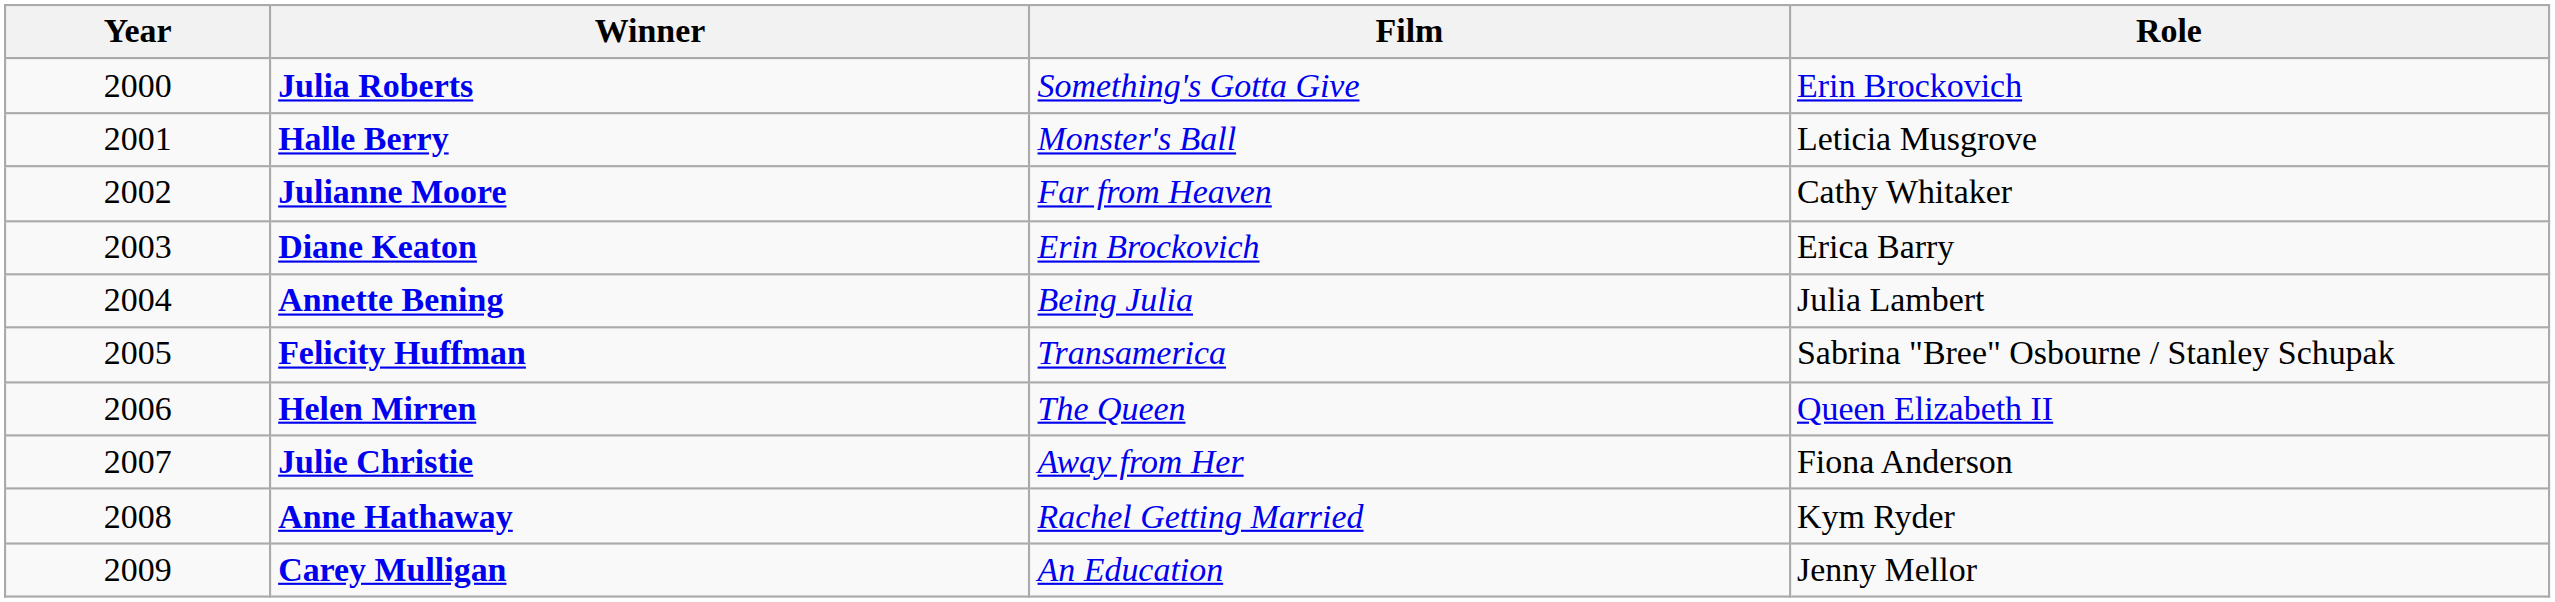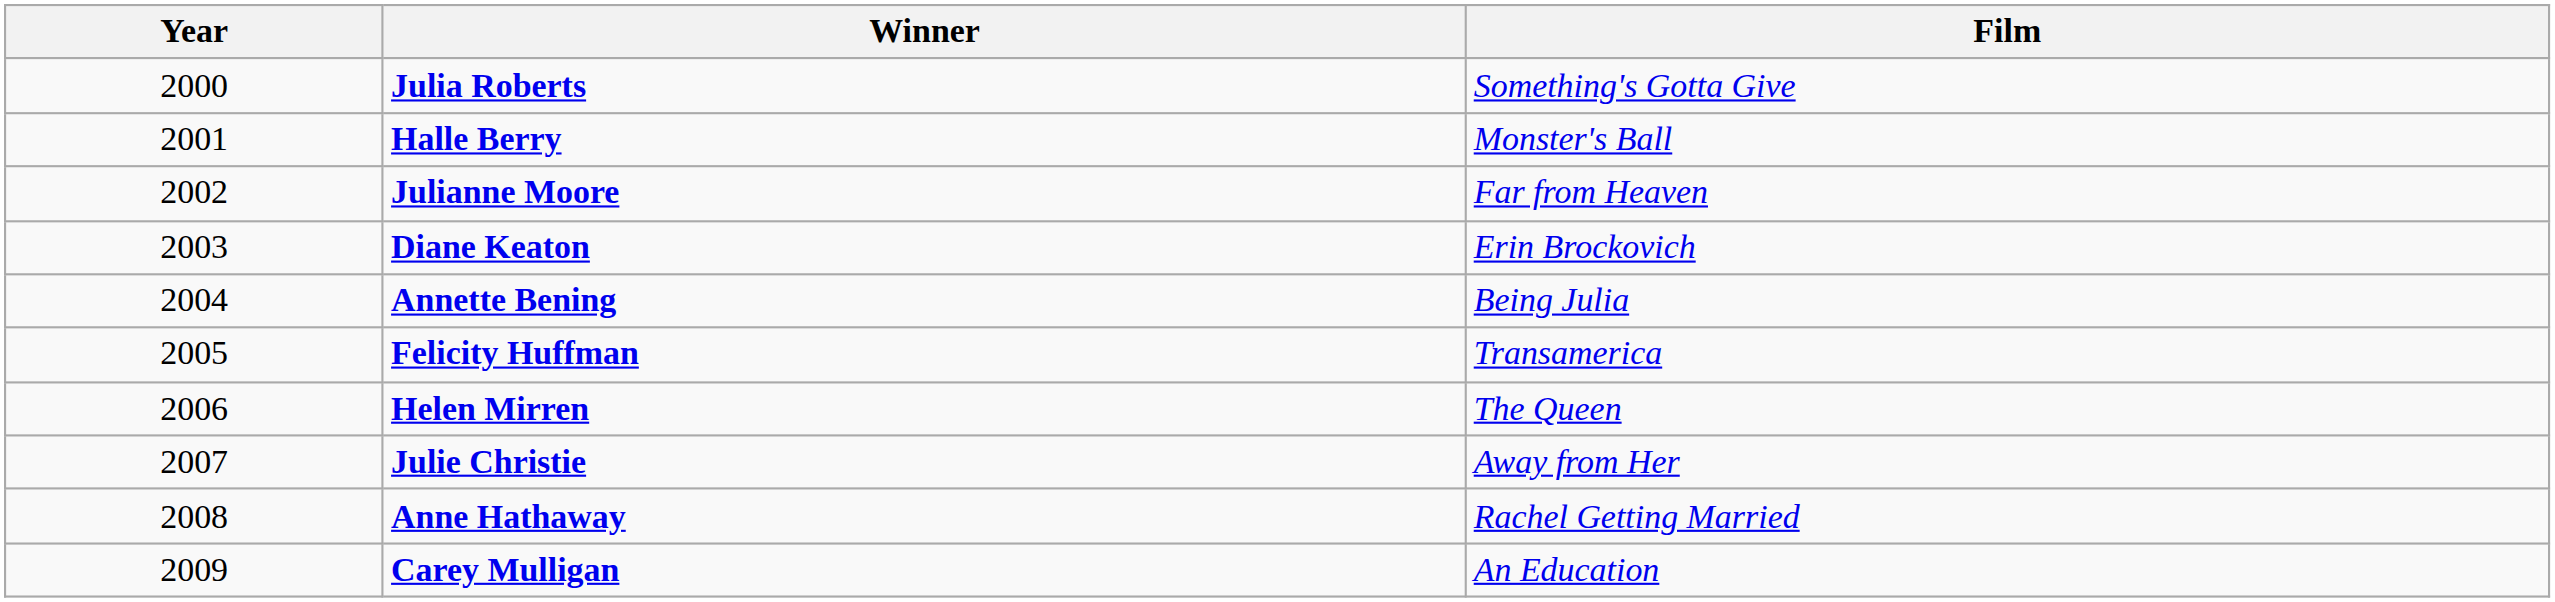- column: (2169, 31)
